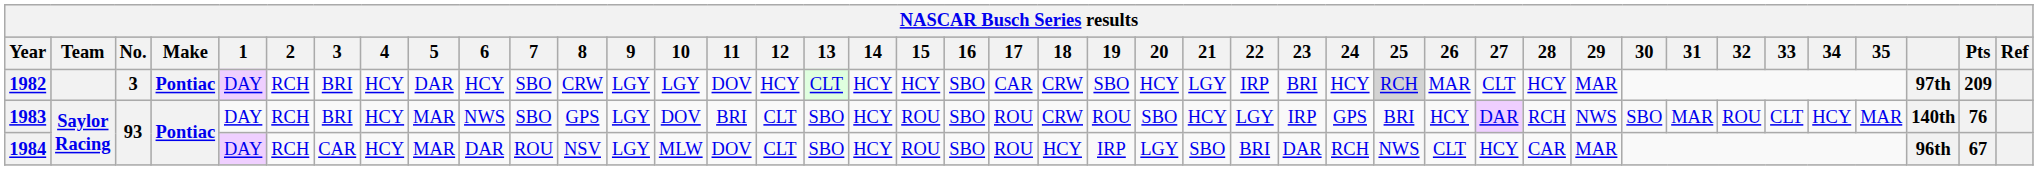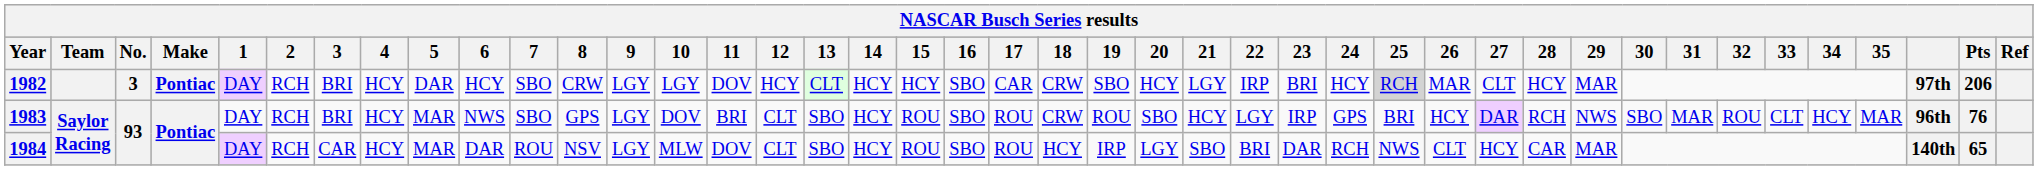(1978, 84) 209 -> (1978, 84) 206
(1933, 116) 140th -> (1933, 116) 96th
(1933, 148) 96th -> (1933, 148) 140th
(1978, 148) 67 -> (1978, 148) 65
